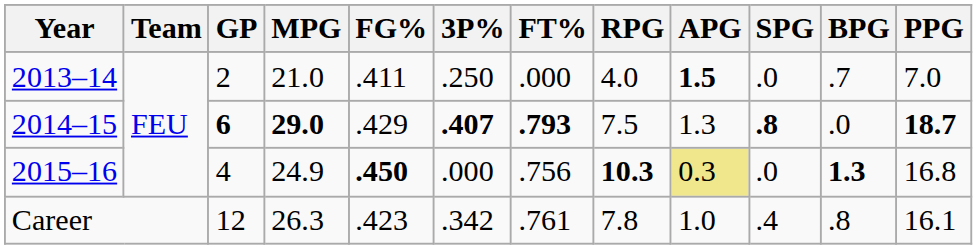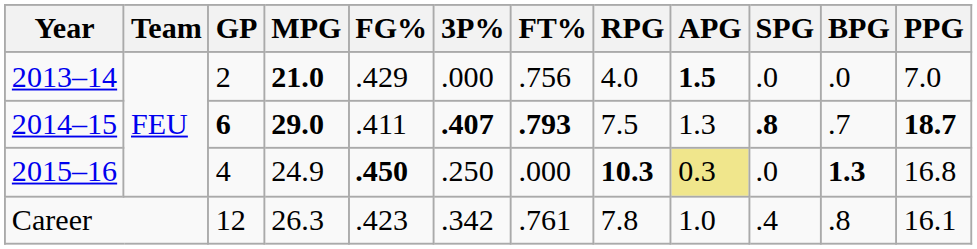(298, 76) normal -> (298, 76) bold
(381, 76) .411 -> (382, 76) .429
(467, 76) .250 -> (467, 76) .000
(545, 76) .000 -> (545, 76) .756
(839, 76) .7 -> (839, 76) .0
(382, 123) .429 -> (381, 123) .411
(839, 123) .0 -> (839, 123) .7
(467, 171) .000 -> (467, 171) .250
(545, 171) .756 -> (545, 171) .000
